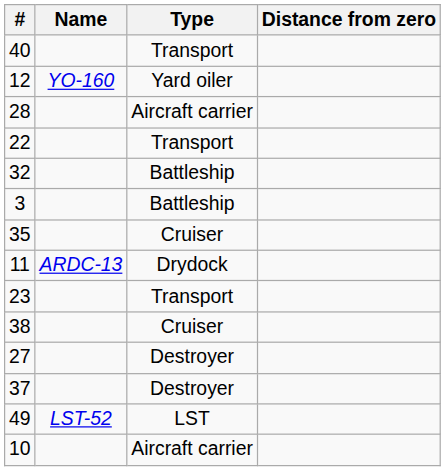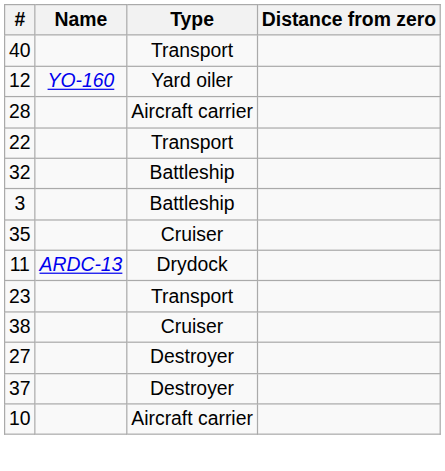- row: (20, 419)
